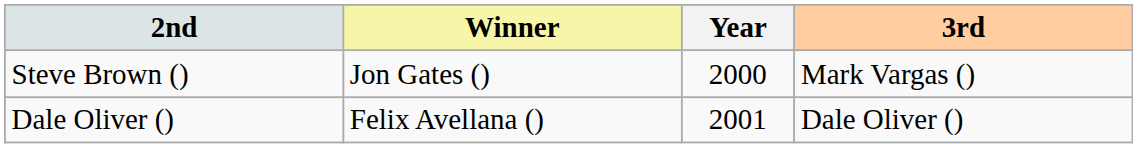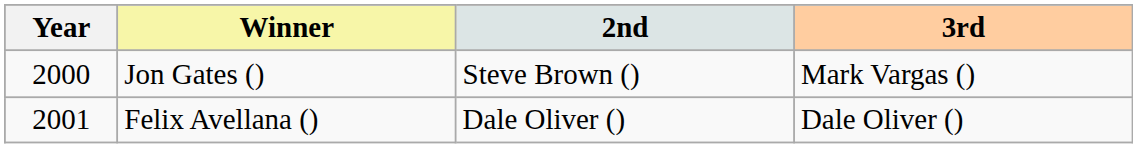columns swapped: (738, 27) <-> (174, 27)
